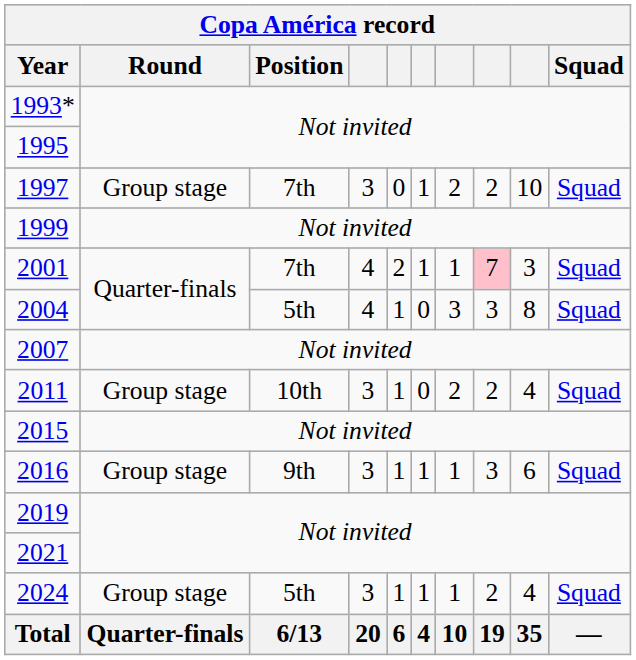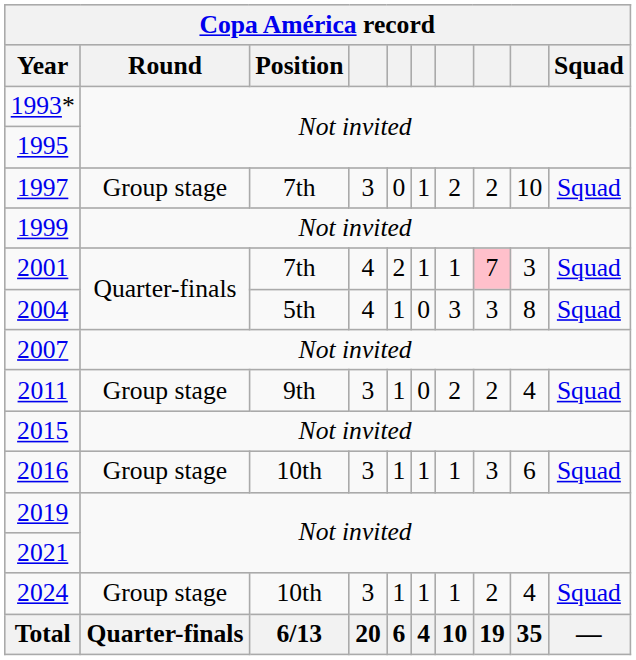(299, 390) 10th -> (299, 390) 9th
(299, 471) 9th -> (299, 471) 10th
(299, 593) 5th -> (299, 593) 10th
